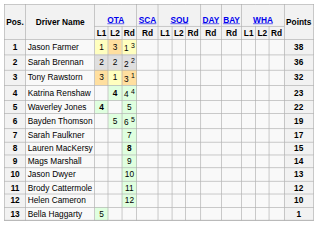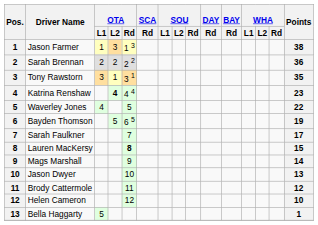(299, 77) 32 -> (299, 77) 35
(101, 107) bold -> (101, 107) normal
